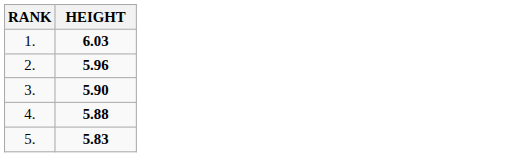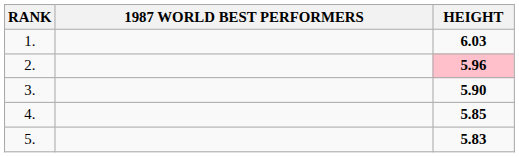+ column: (244, 17)
(96, 66) no background -> (473, 66) pink background
(96, 114) 5.88 -> (473, 114) 5.85
